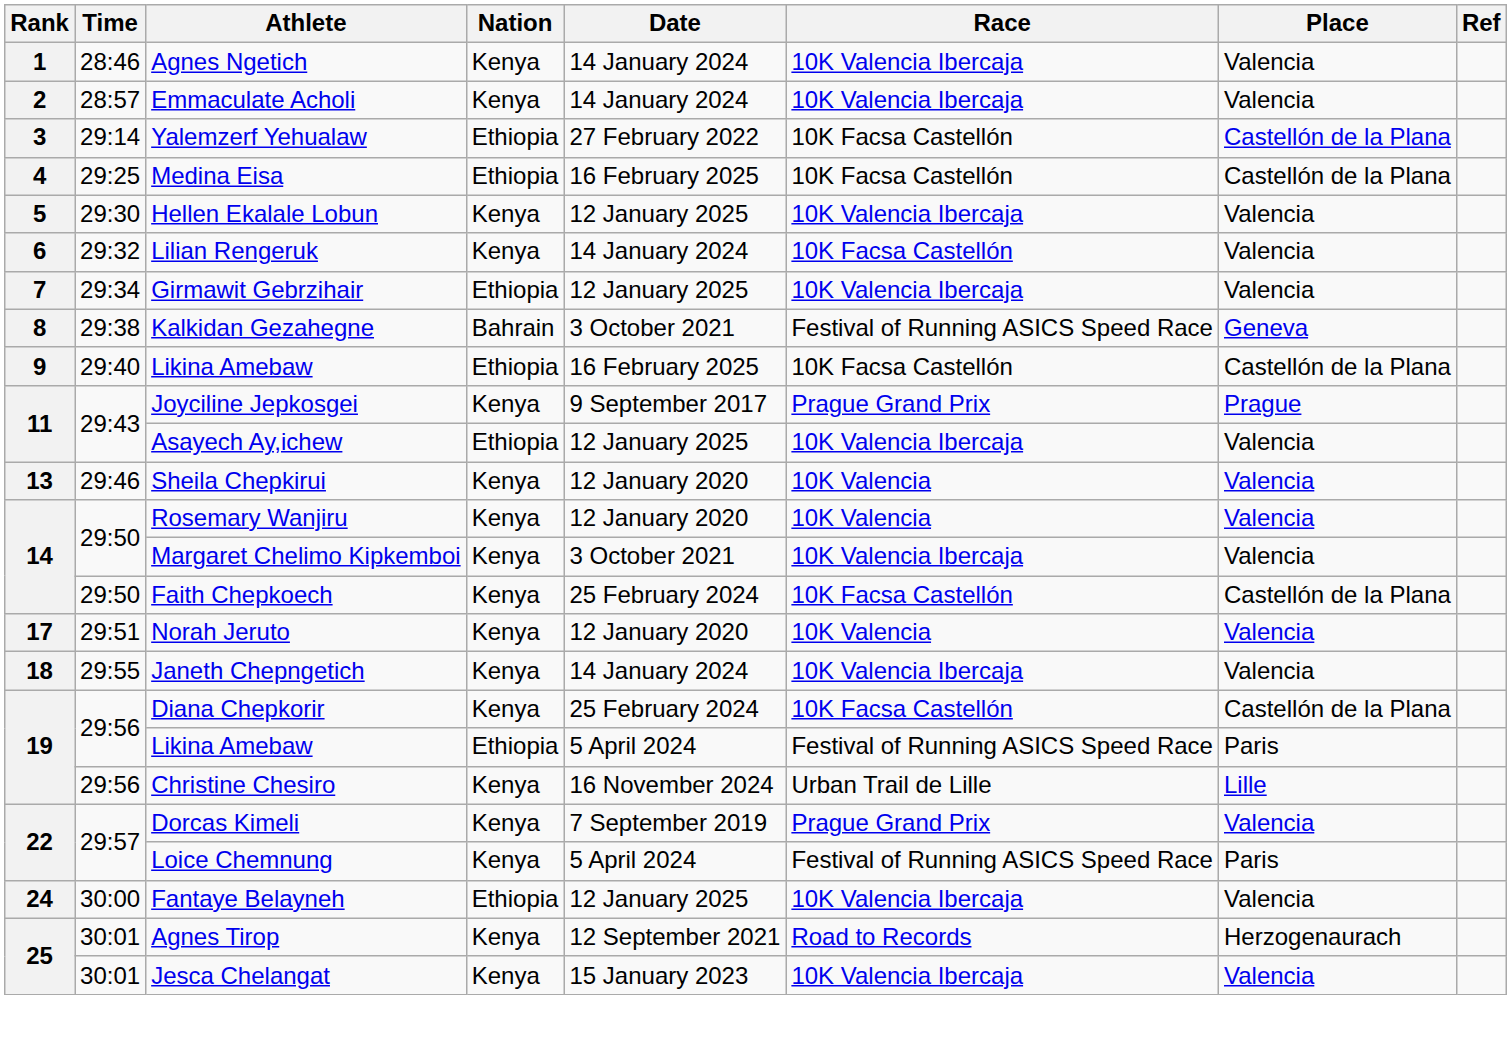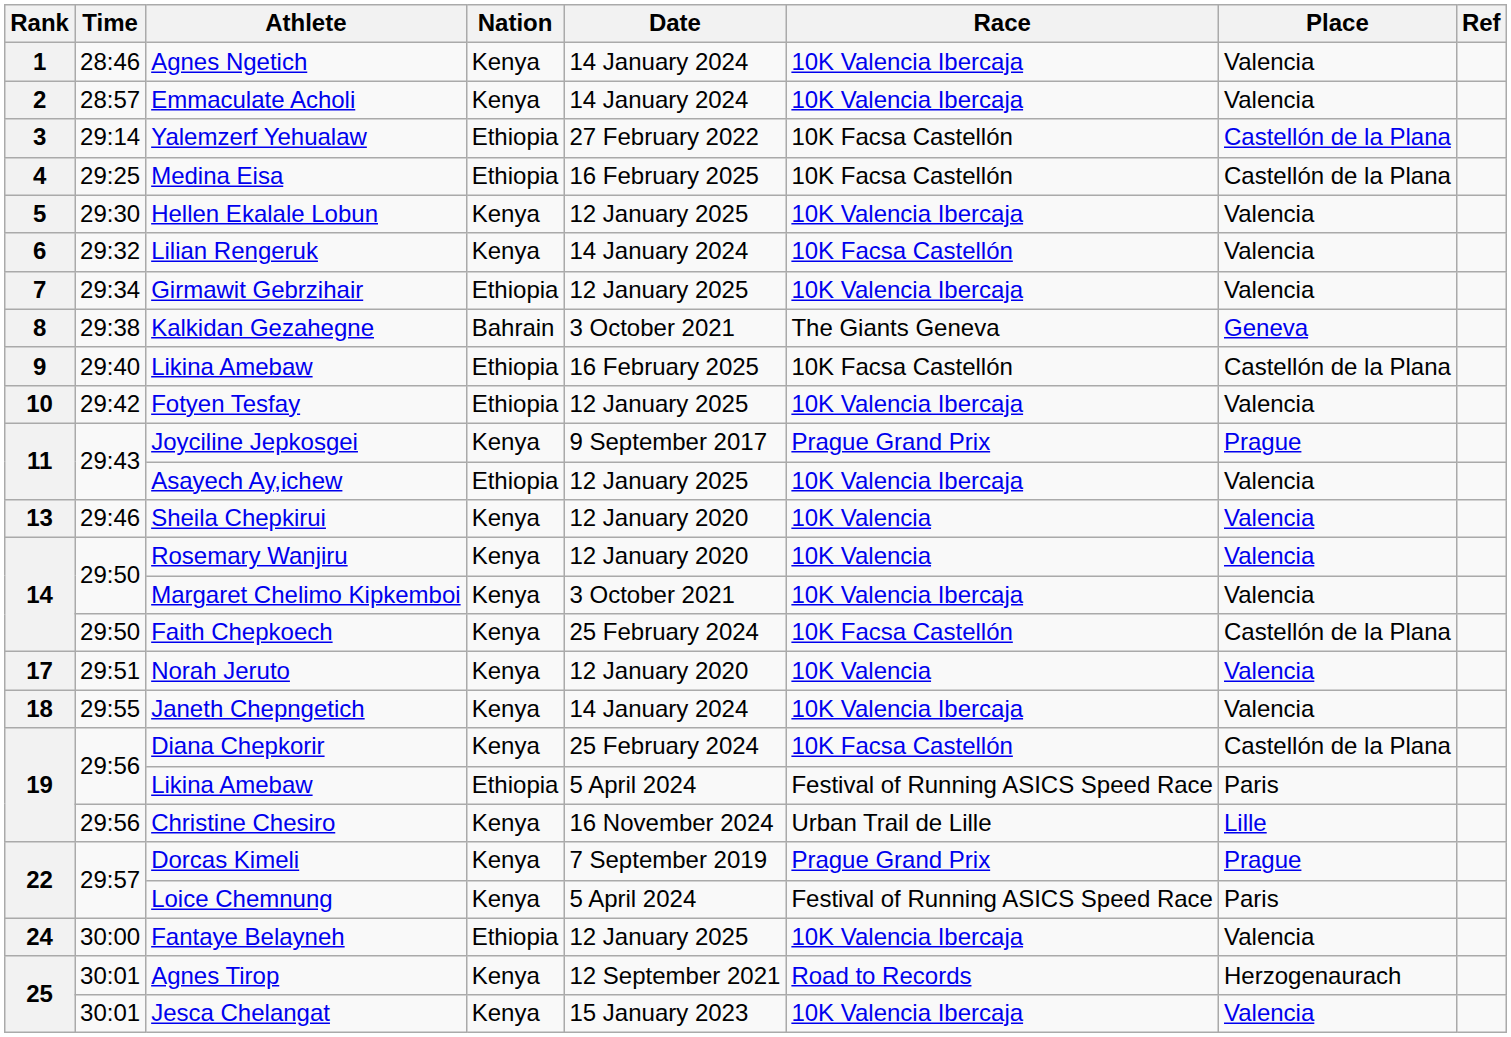(1002, 328) Festival of Running ASICS Speed Race -> (895, 328) The Giants Geneva
+ row: (40, 404)
(1269, 822) Valencia -> (1263, 860) Prague
